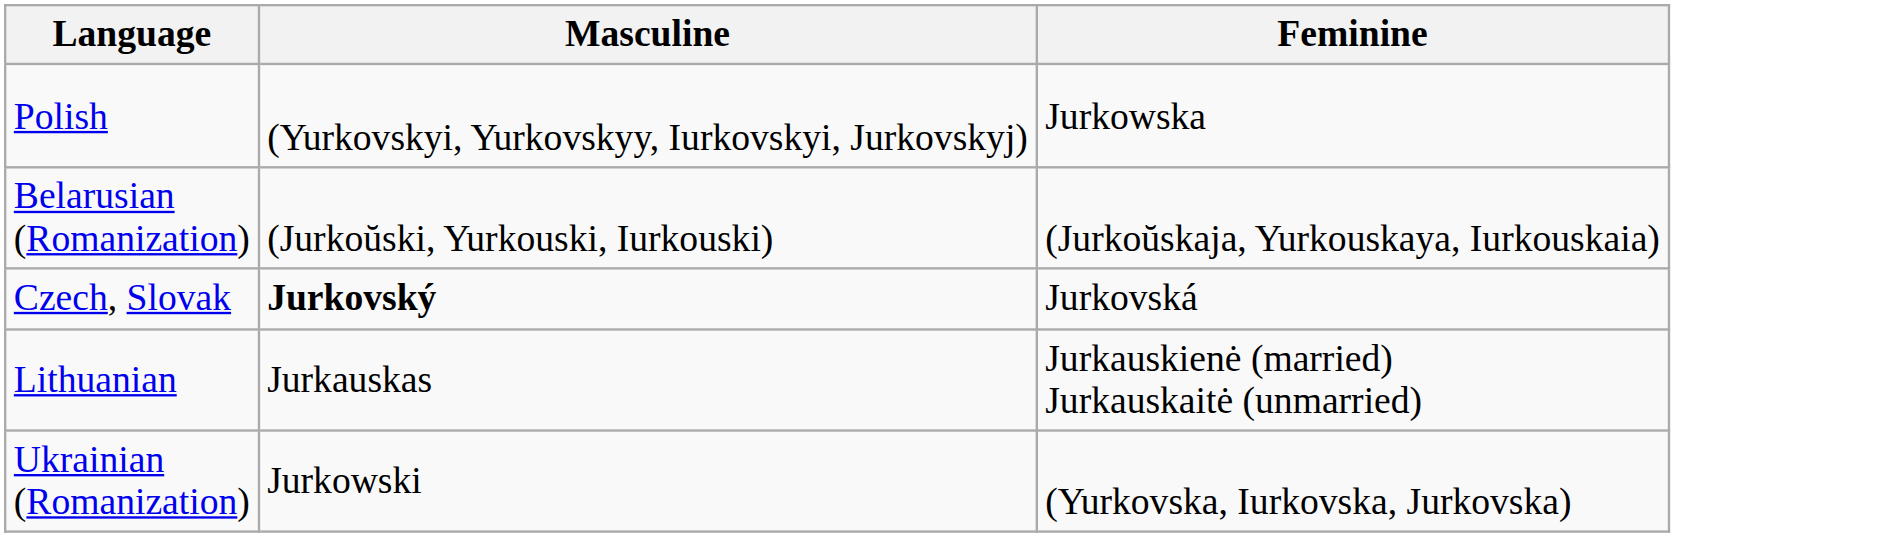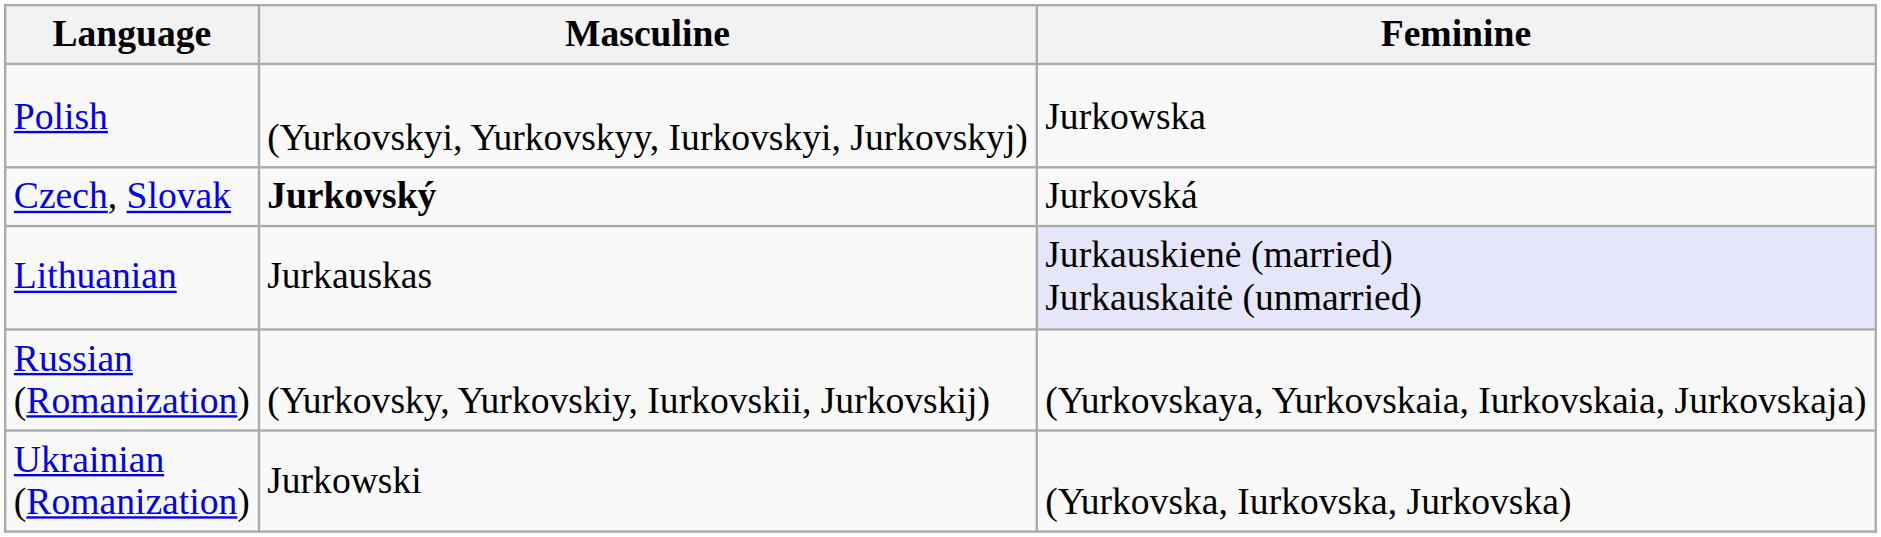- row: (132, 217)
(1234, 378) no background -> (1234, 276) lavender background
+ row: (132, 378)
